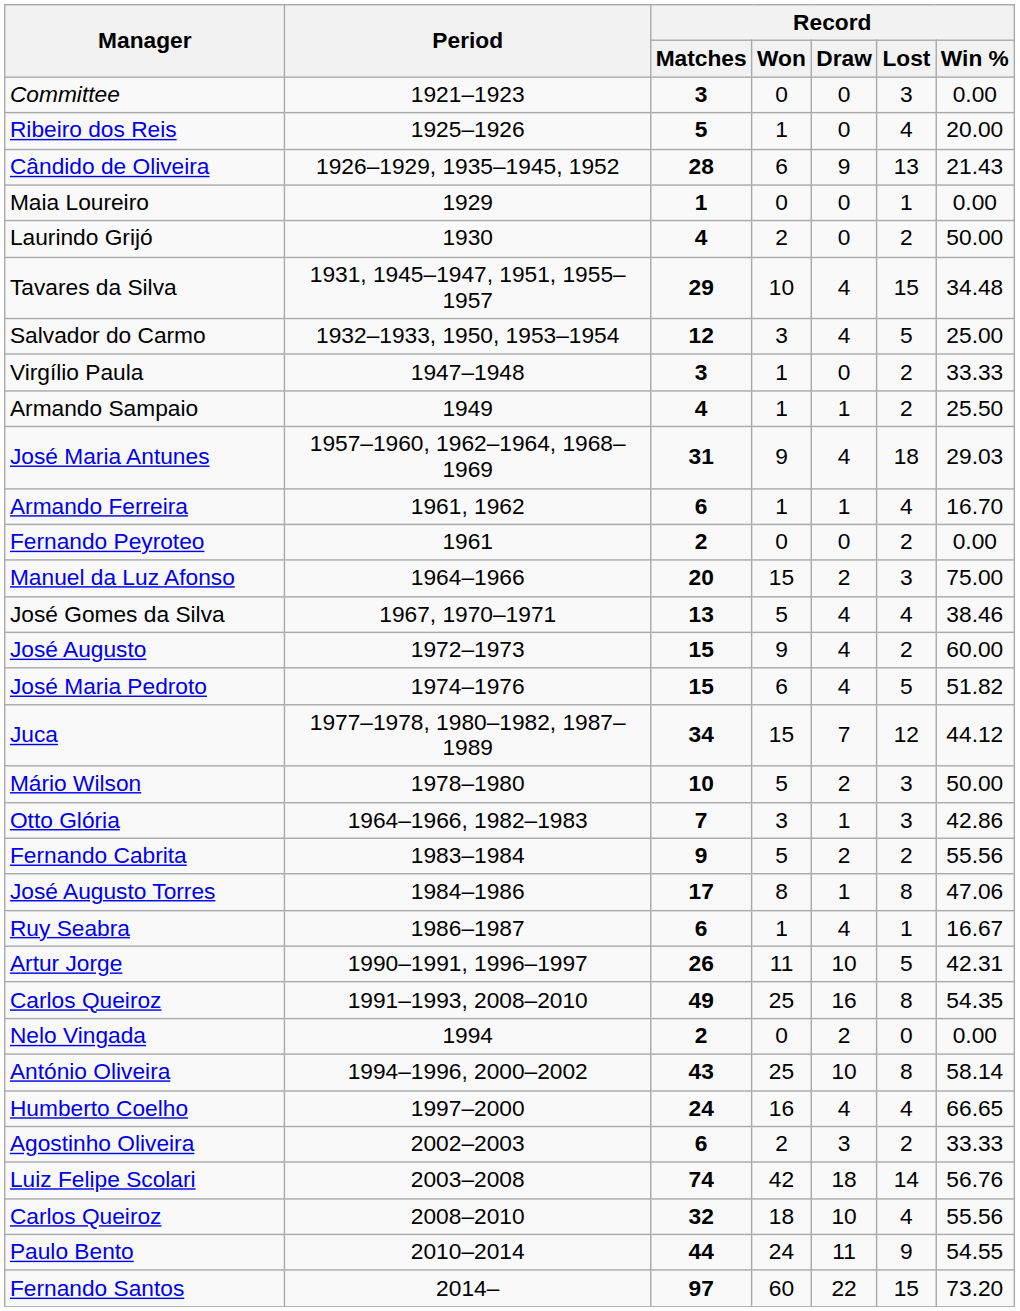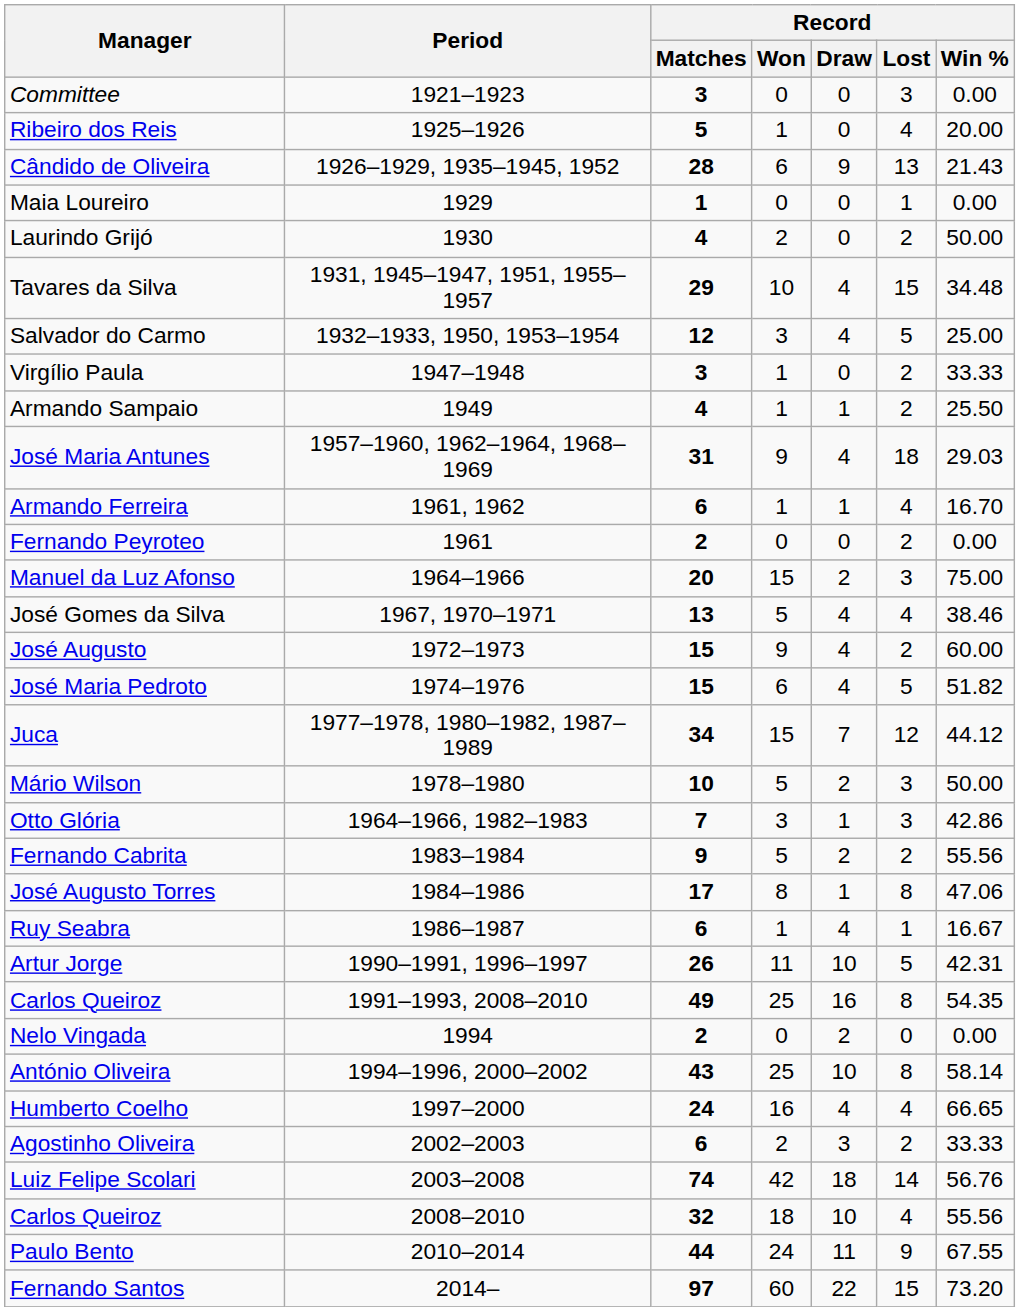(975, 1252) 54.55 -> (975, 1252) 67.55
